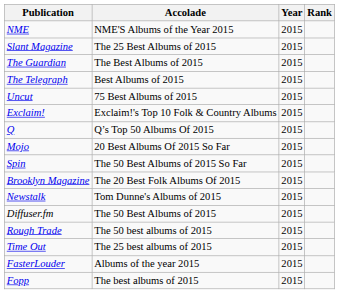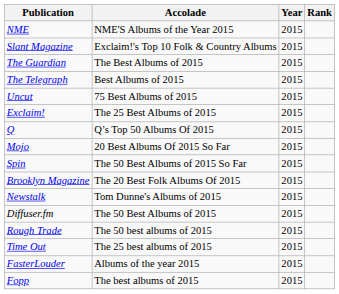(155, 46) The 25 Best Albums of 2015 -> (185, 46) Exclaim!'s Top 10 Folk & Country Albums
(185, 113) Exclaim!'s Top 10 Folk & Country Albums -> (155, 113) The 25 Best Albums of 2015
